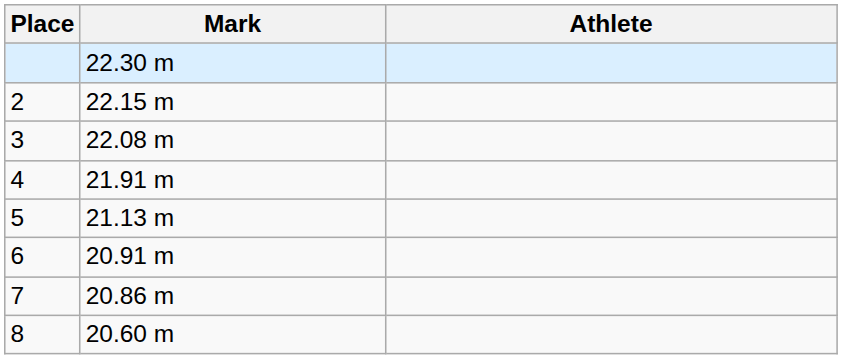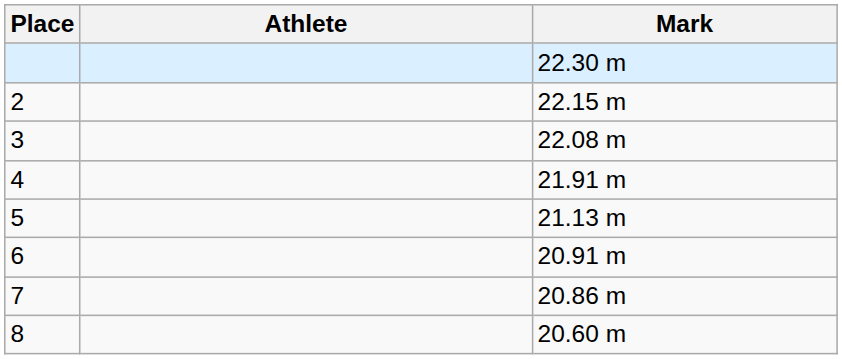columns swapped: (611, 23) <-> (233, 23)
